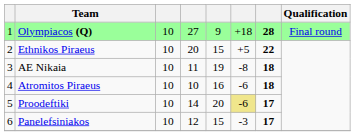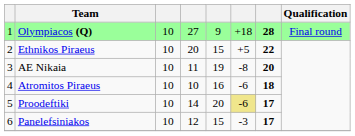(268, 67) 18 -> (268, 67) 20
